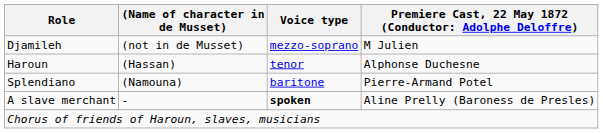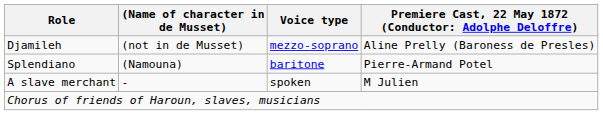(391, 45) M Julien -> (480, 45) Aline Prelly (Baroness de Presles)
- row: (28, 64)
(290, 100) bold -> (290, 82) normal
(480, 100) Aline Prelly (Baroness de Presles) -> (391, 82) M Julien
